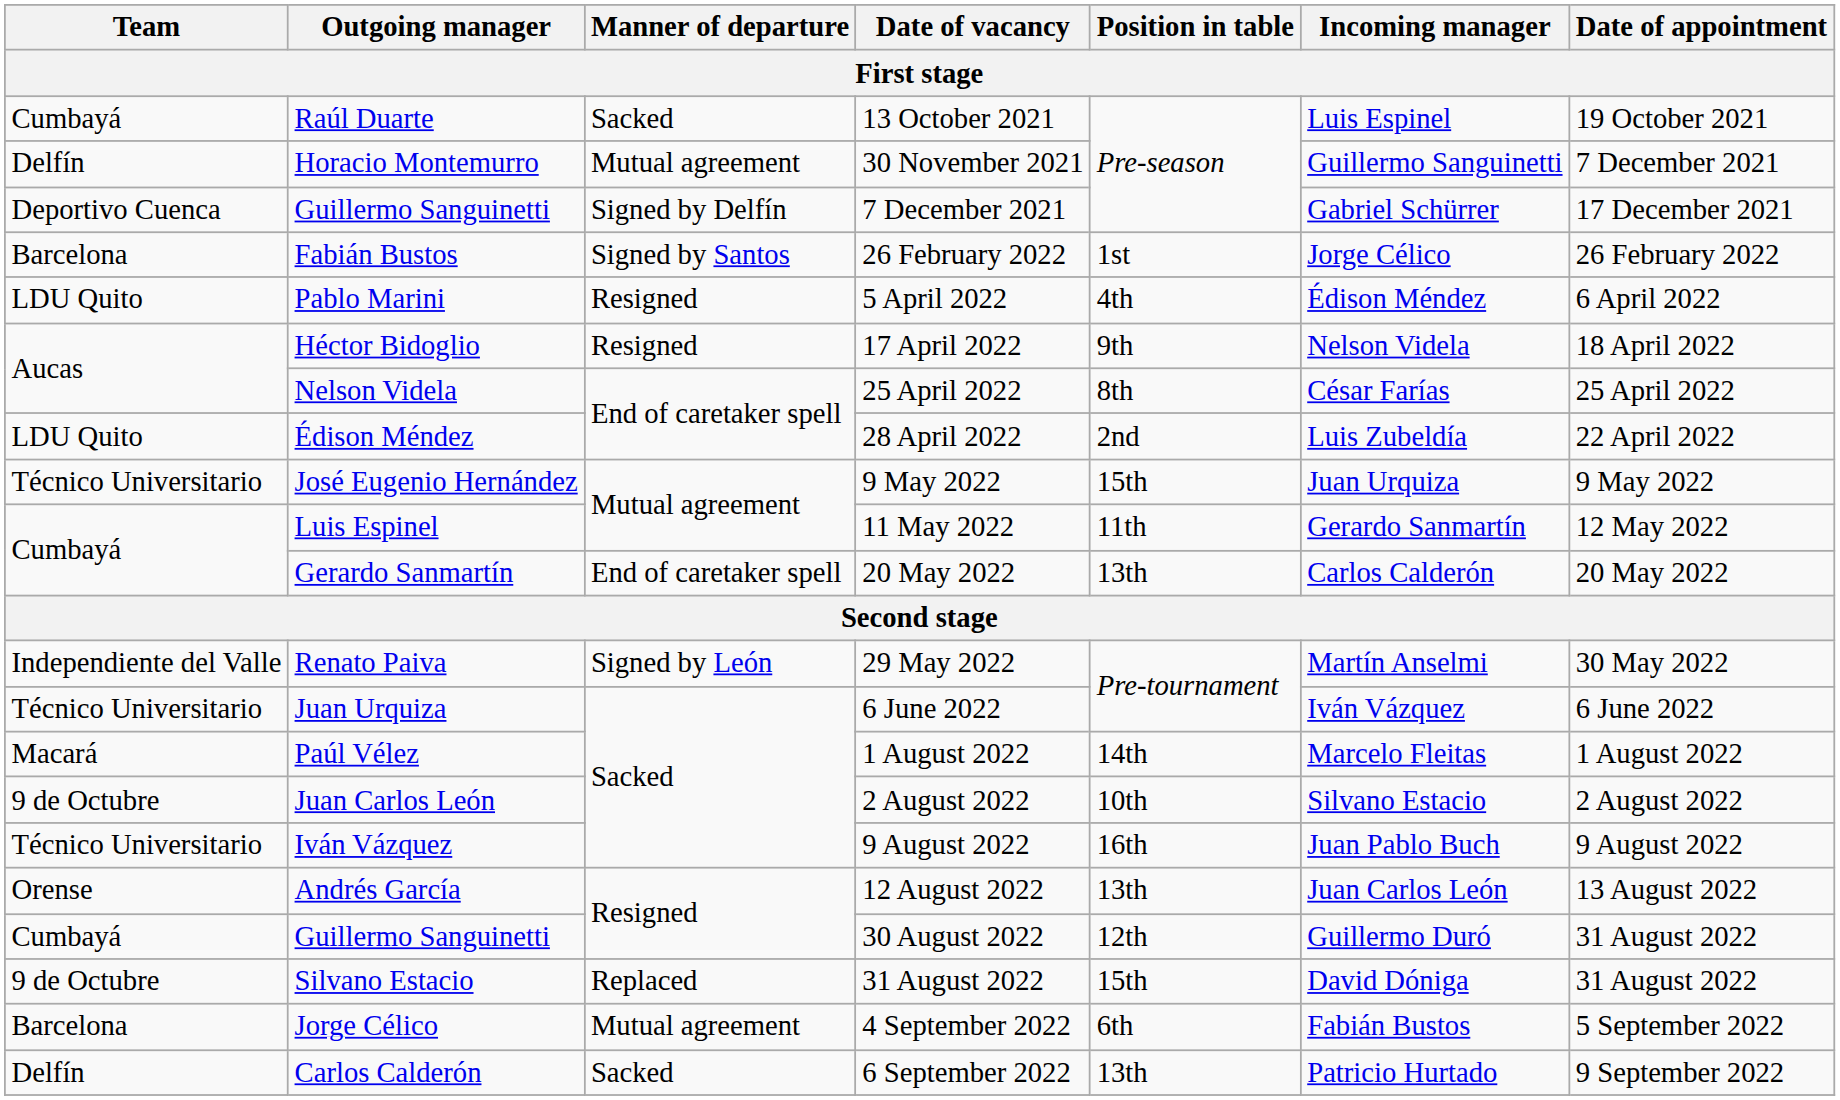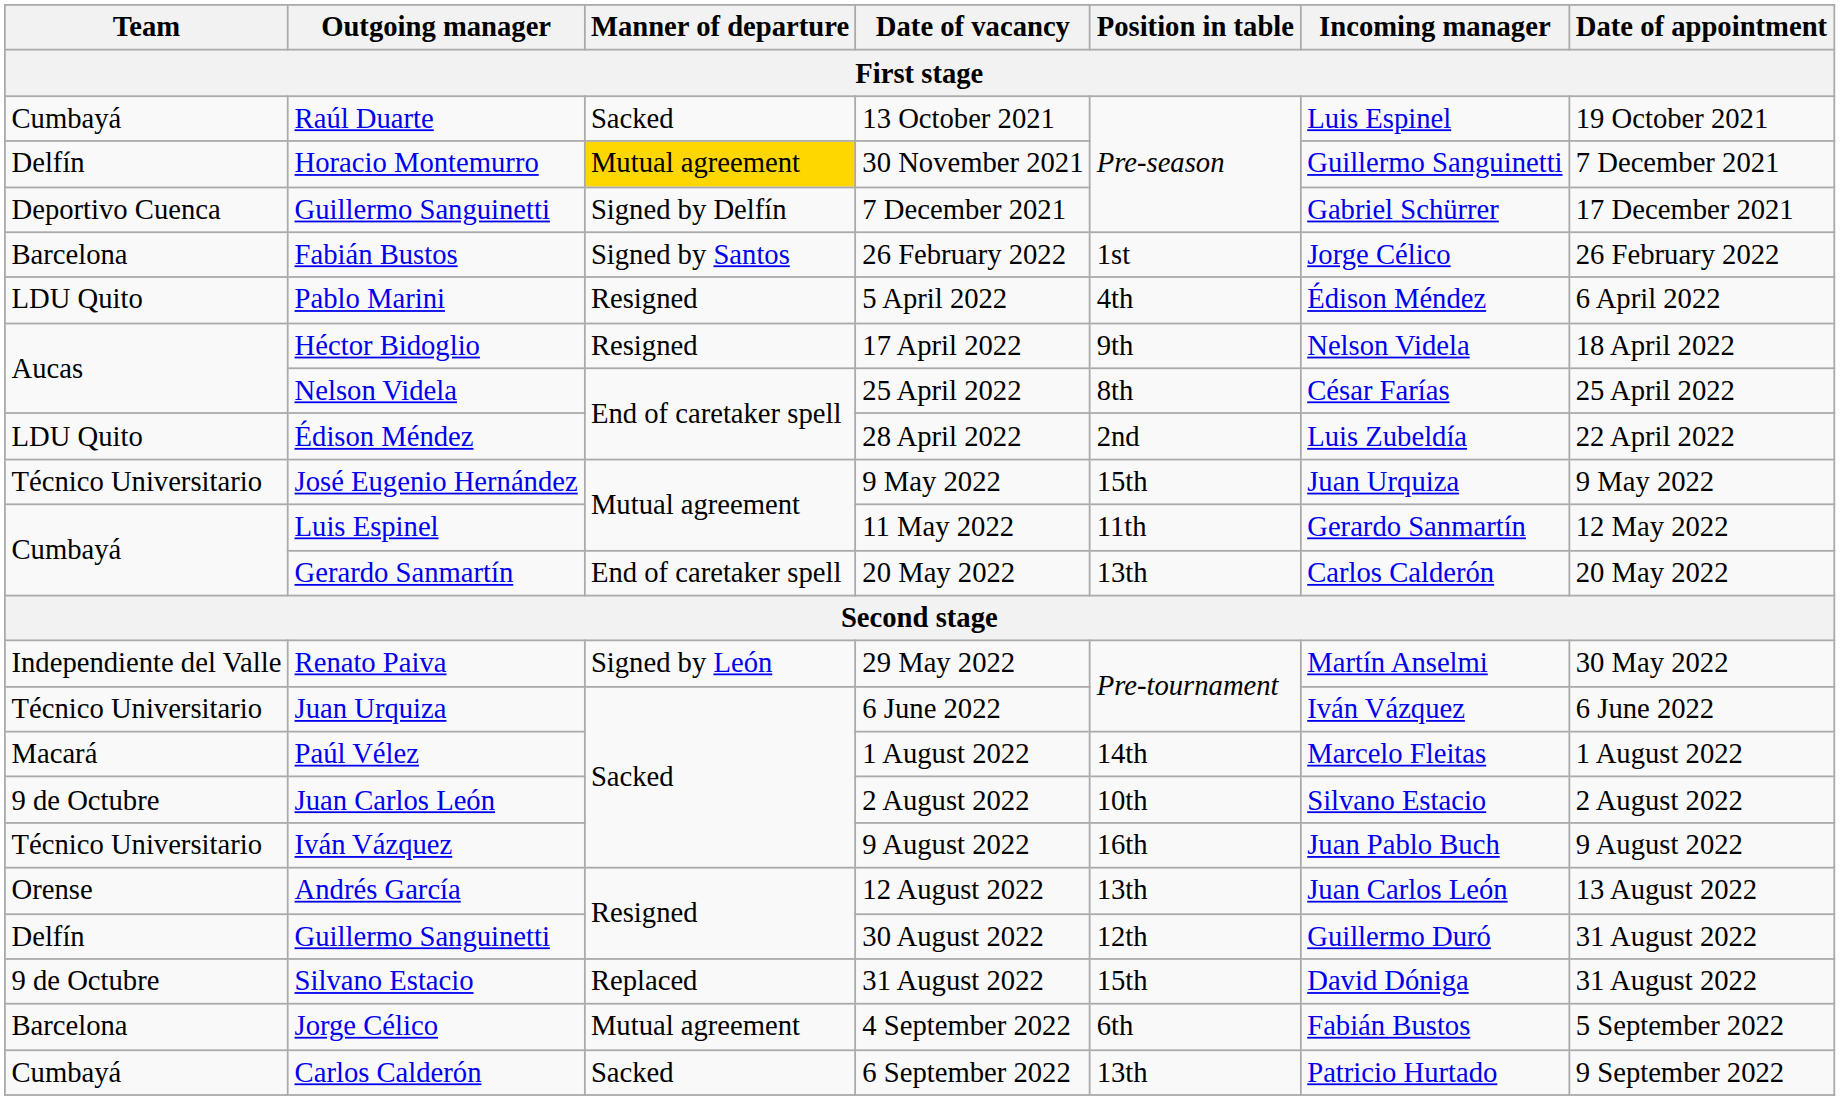(695, 163) no background -> (695, 163) gold background
(66, 935) Cumbayá -> (48, 935) Delfín
(48, 1071) Delfín -> (66, 1071) Cumbayá
